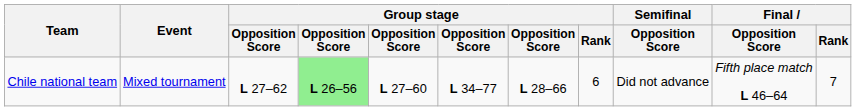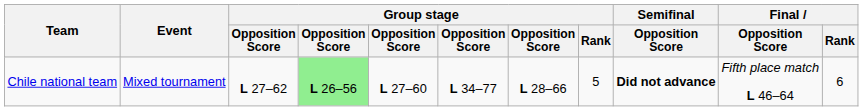(596, 82) 6 -> (596, 82) 5
(663, 82) normal -> (666, 82) bold
(833, 82) 7 -> (840, 82) 6
